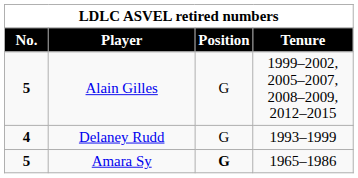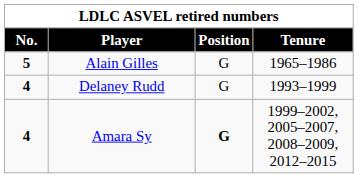(303, 88) 1999–2002, 2005–2007, 2008–2009, 2012–2015 -> (303, 63) 1965–1986
(26, 160) 5 -> (26, 135) 4
(303, 160) 1965–1986 -> (303, 135) 1999–2002, 2005–2007, 2008–2009, 2012–2015
